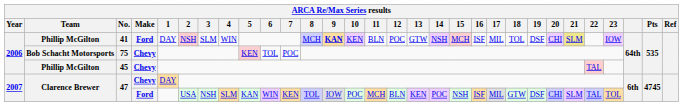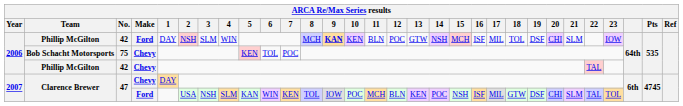(124, 39) 41 -> (124, 39) 42
(574, 39) khaki background -> (574, 39) no background
(124, 67) 45 -> (124, 67) 42
